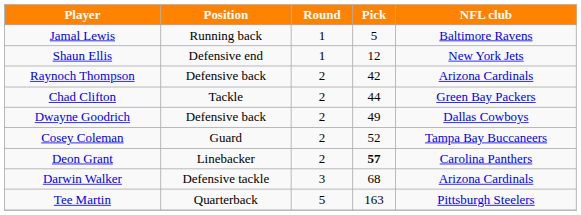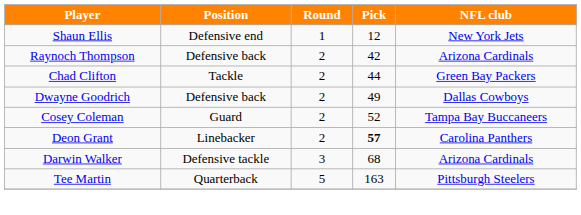- row: (82, 35)
